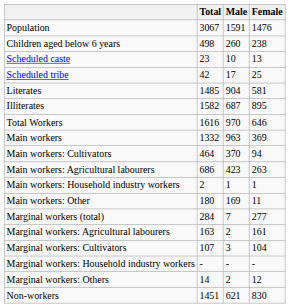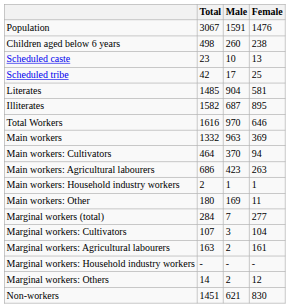rows swapped: (67, 248) <-> (88, 232)
